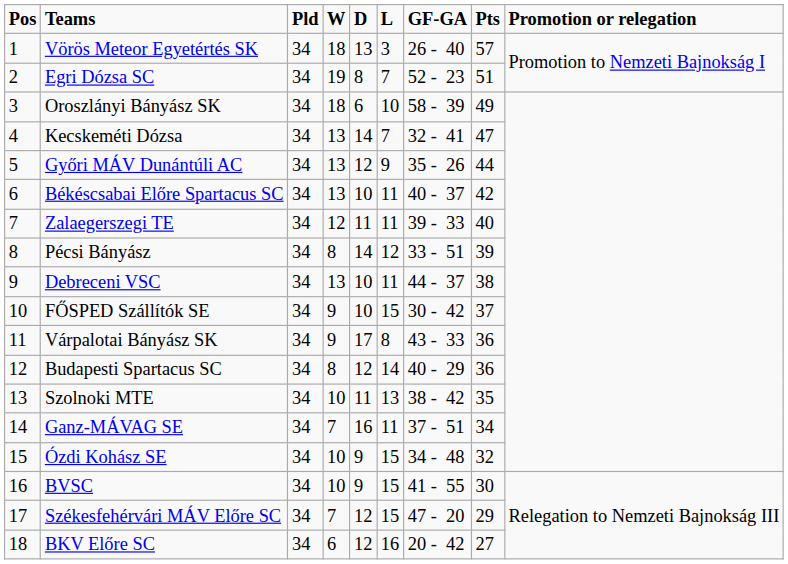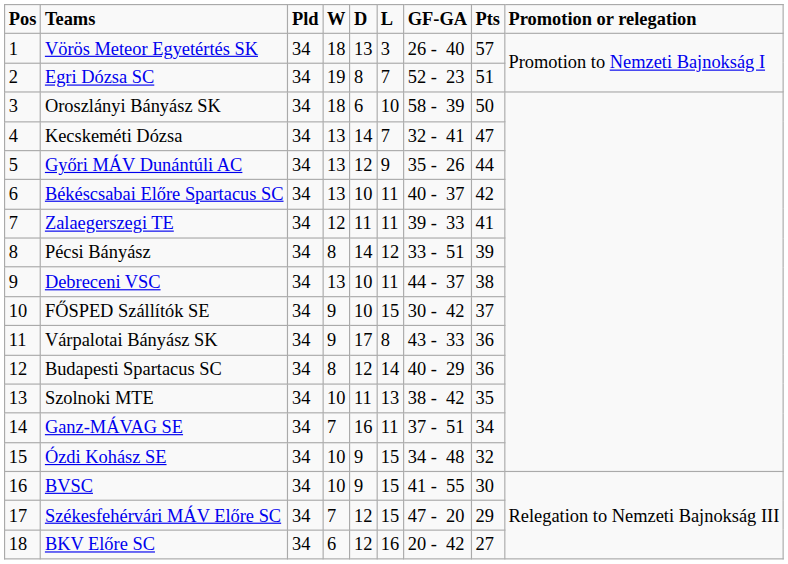(485, 106) 49 -> (485, 106) 50
(485, 223) 40 -> (485, 223) 41
